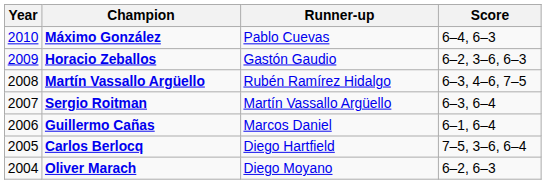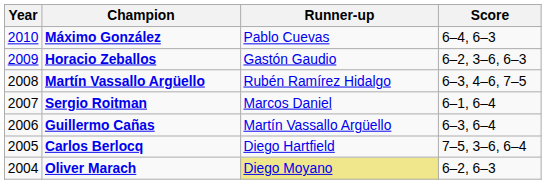(317, 103) Martín Vassallo Argüello -> (288, 103) Marcos Daniel
(469, 103) 6–3, 6–4 -> (469, 103) 6–1, 6–4
(288, 125) Marcos Daniel -> (317, 125) Martín Vassallo Argüello
(469, 125) 6–1, 6–4 -> (469, 125) 6–3, 6–4
(288, 169) no background -> (288, 169) khaki background
